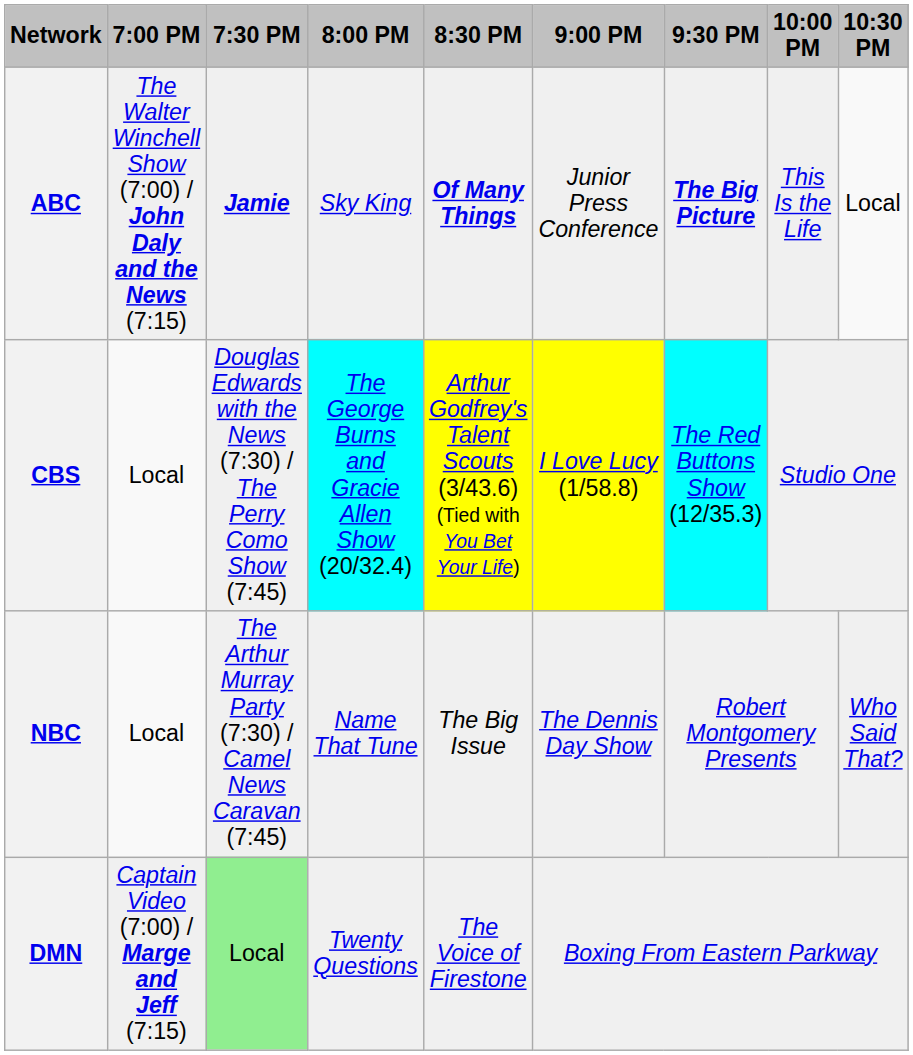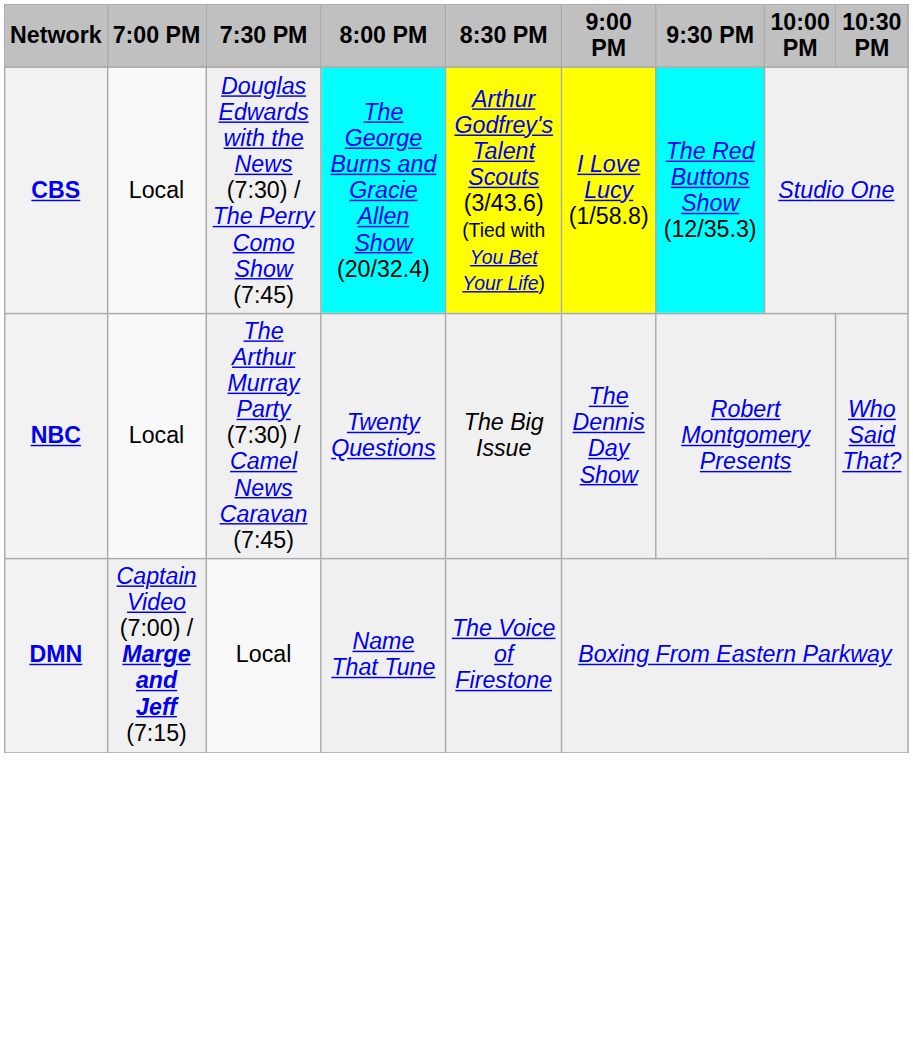- row: (56, 203)
(366, 733) Name That Tune -> (383, 435) Twenty Questions
(257, 953) lightgreen background -> (264, 655) no background
(366, 953) Twenty Questions -> (383, 655) Name That Tune
